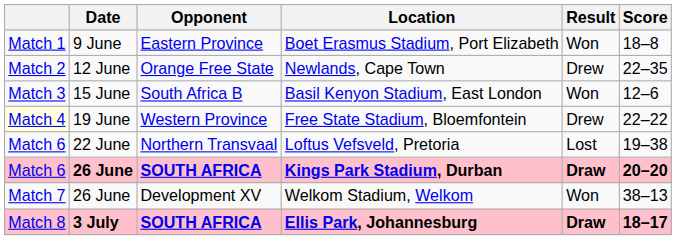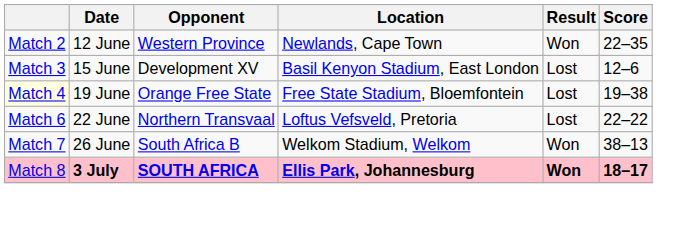- row: (422, 43)
(207, 68) Orange Free State -> (201, 43) Western Province
(585, 68) Drew -> (563, 43) Won
(191, 94) South Africa B -> (198, 68) Development XV
(583, 94) Won -> (562, 68) Lost
(204, 119) Western Province -> (204, 94) Orange Free State
(585, 119) Drew -> (562, 94) Lost
(645, 119) 22–22 -> (626, 94) 19–38
(645, 145) 19–38 -> (626, 119) 22–22
- row: (394, 171)
(201, 196) Development XV -> (189, 145) South Africa B
(586, 222) Draw -> (564, 171) Won
